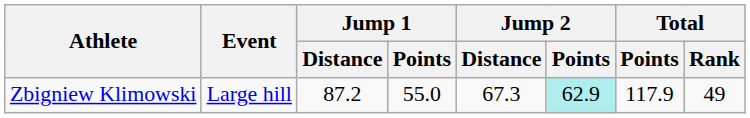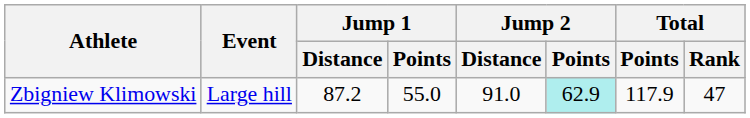(501, 95) 67.3 -> (501, 95) 91.0
(715, 95) 49 -> (715, 95) 47
